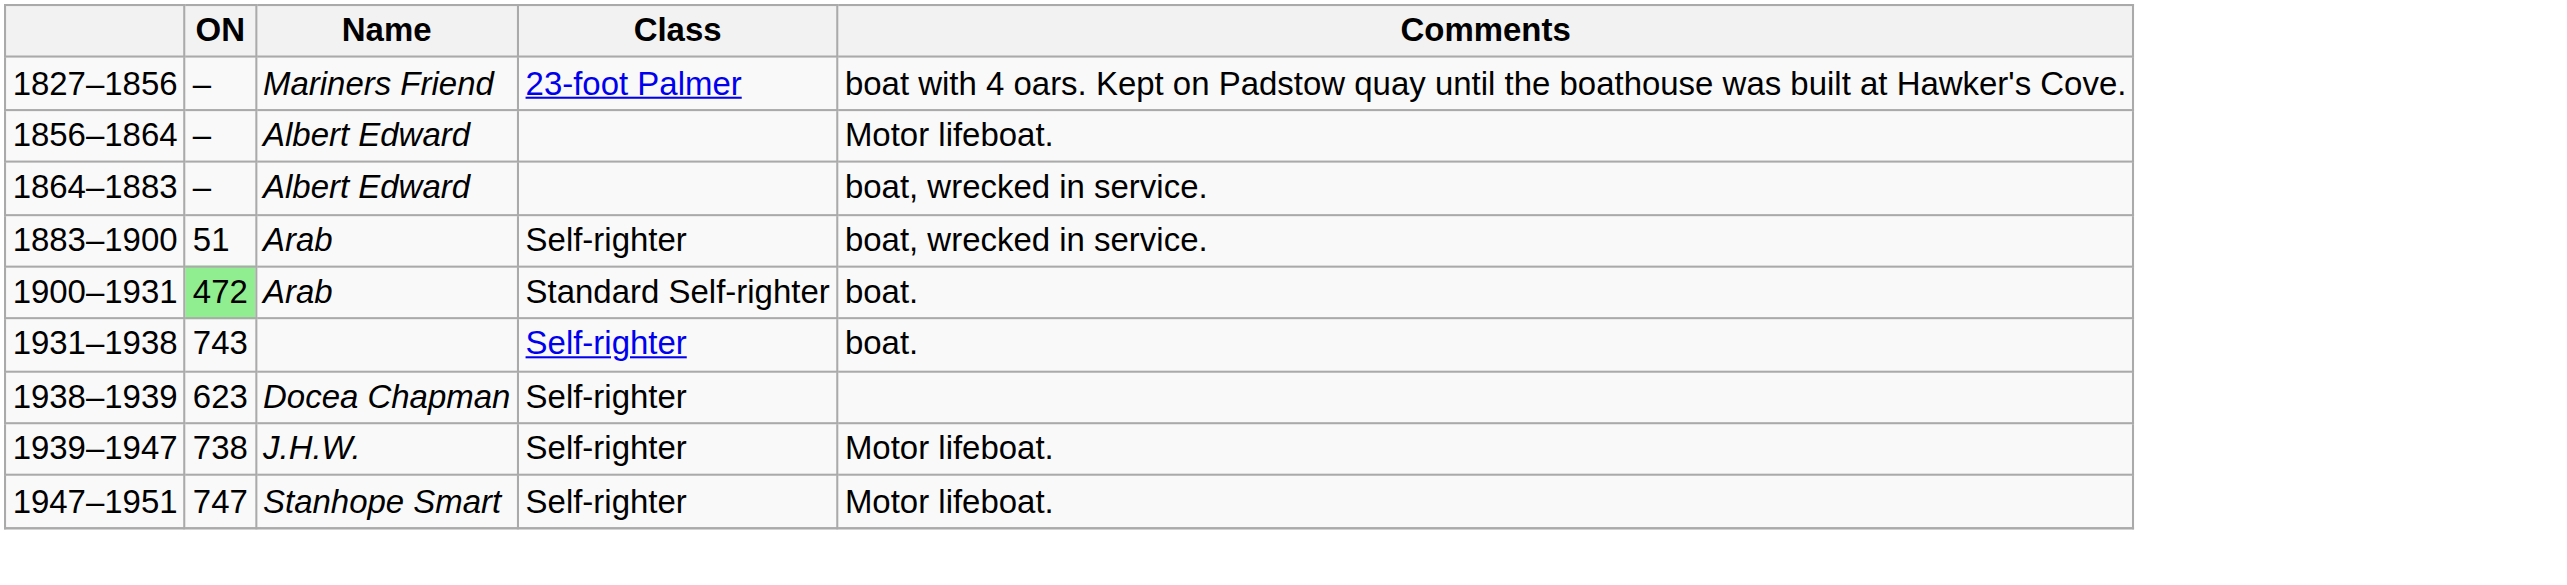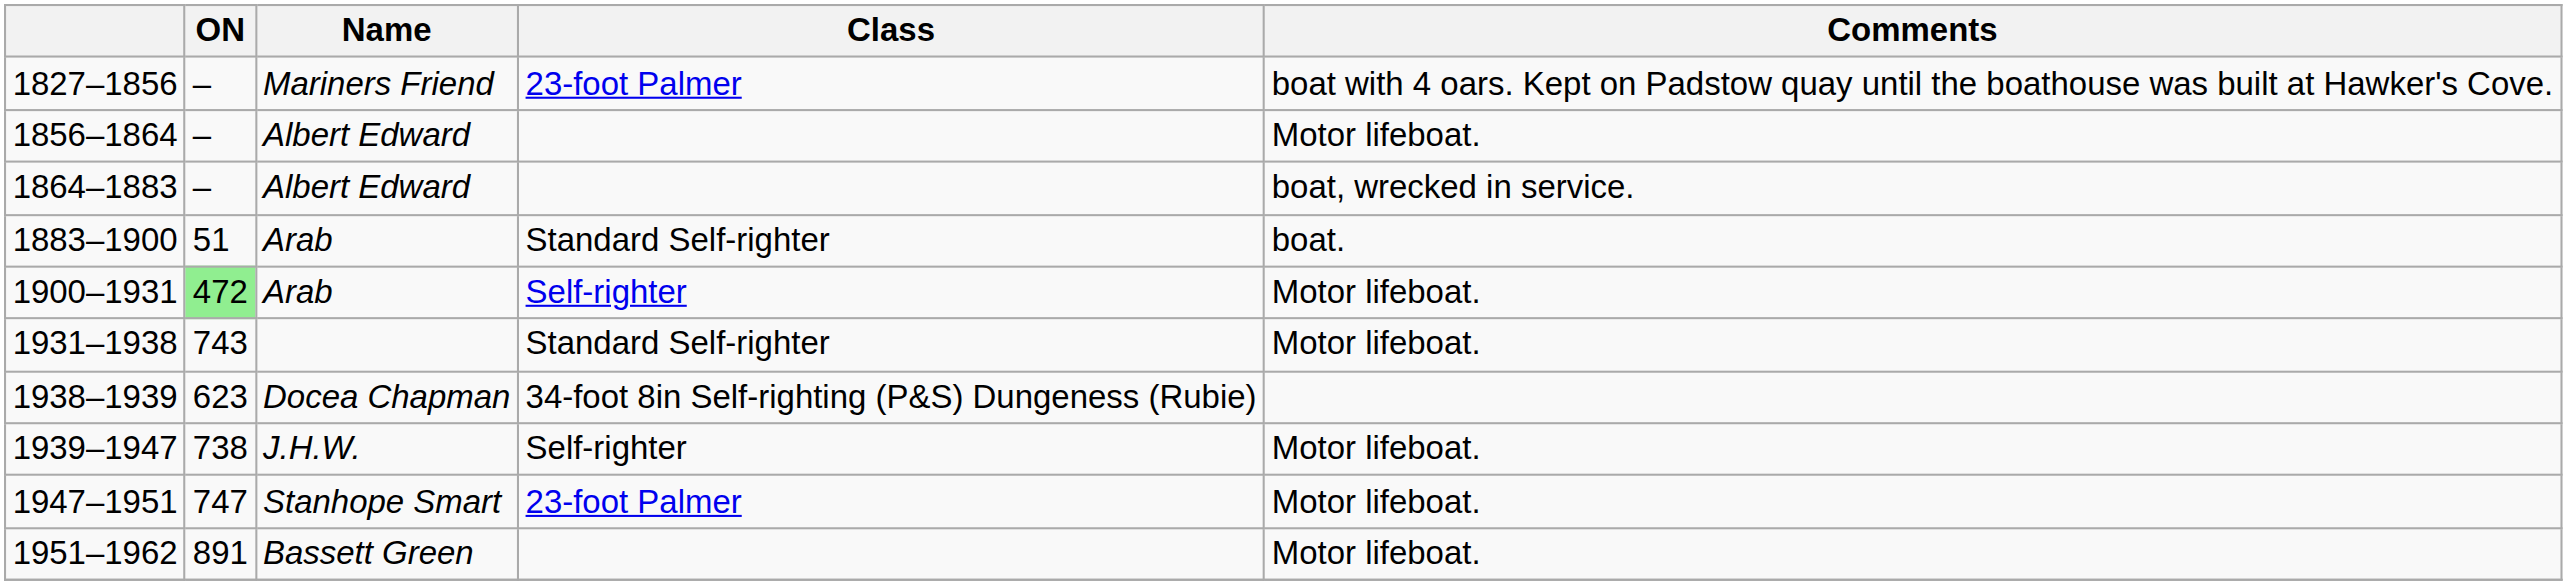(606, 239) Self-righter -> (678, 239) Standard Self-righter
(1026, 239) boat, wrecked in service. -> (1308, 239) boat.
(678, 291) Standard Self-righter -> (606, 291) Self-righter
(882, 291) boat. -> (1376, 291) Motor lifeboat.
(606, 344) Self-righter -> (678, 344) Standard Self-righter
(882, 344) boat. -> (1376, 344) Motor lifeboat.
(606, 396) Self-righter -> (891, 396) 34-foot 8in Self-righting (P&S) Dungeness (Rubie)
(606, 501) Self-righter -> (634, 501) 23-foot Palmer
+ row: (95, 553)
